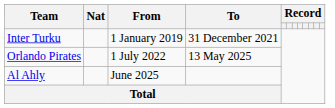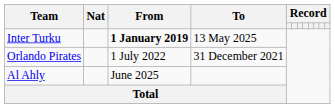(147, 38) normal -> (149, 38) bold
(233, 38) 31 December 2021 -> (225, 38) 13 May 2025
(220, 56) 13 May 2025 -> (239, 56) 31 December 2021
